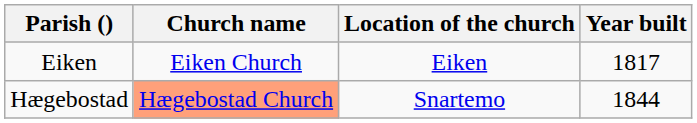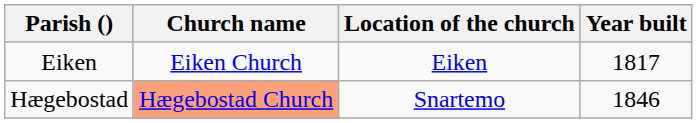(636, 99) 1844 -> (636, 99) 1846
